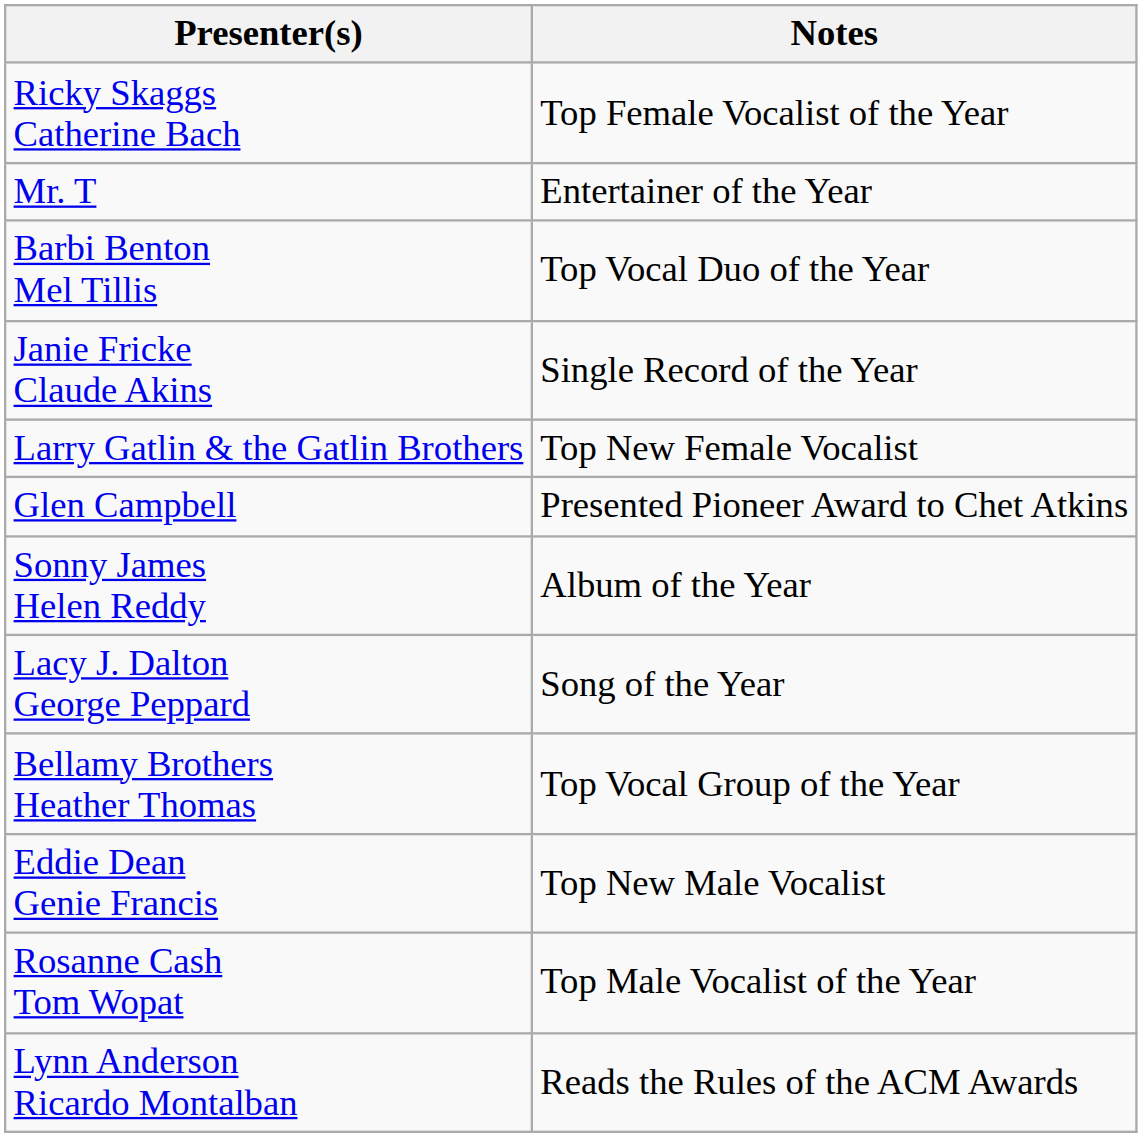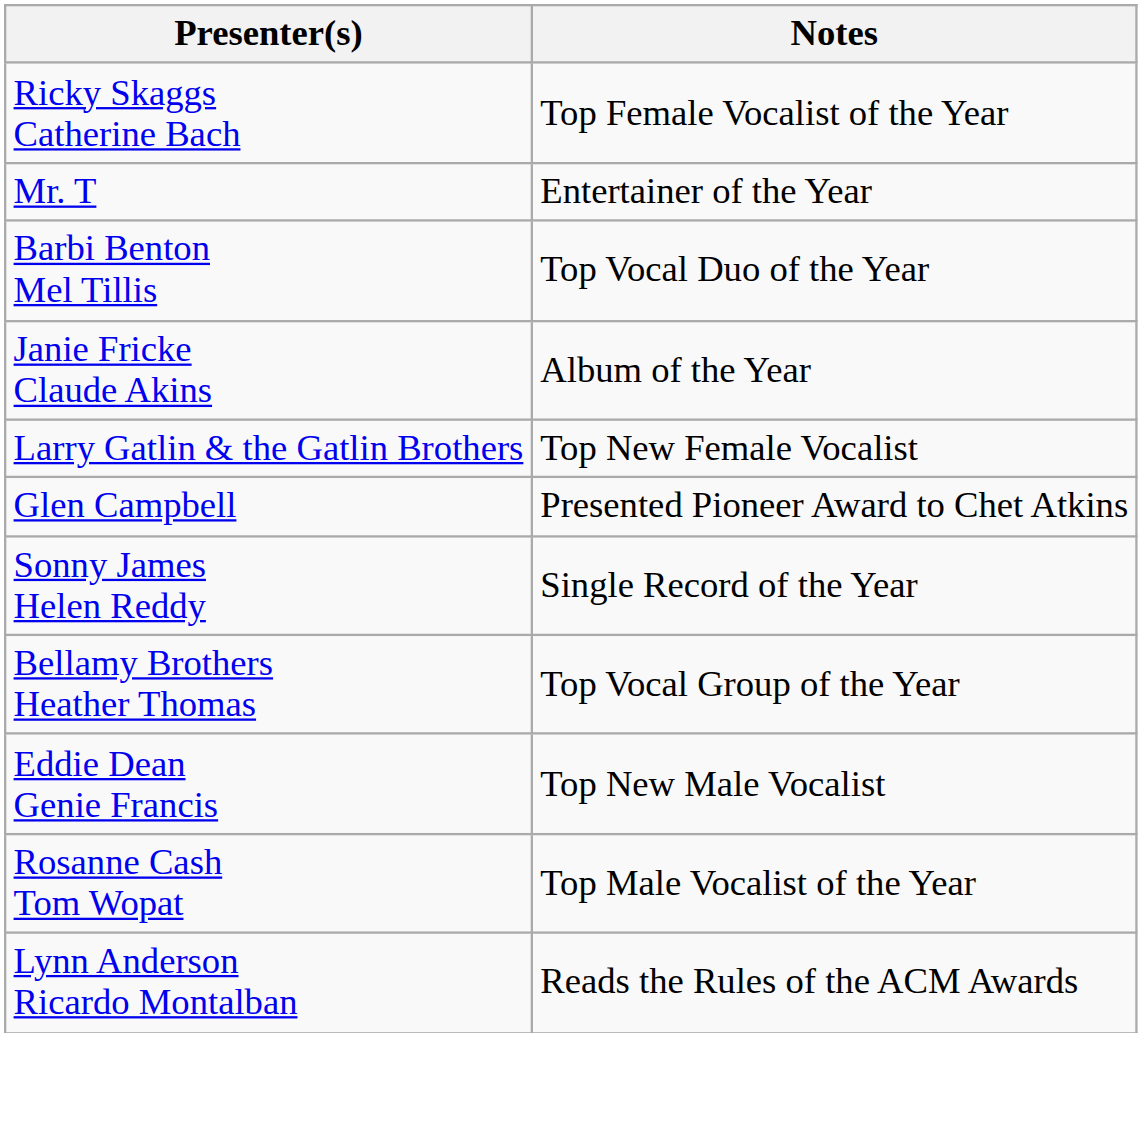(729, 369) Single Record of the Year -> (676, 369) Album of the Year
(676, 584) Album of the Year -> (729, 584) Single Record of the Year
- row: (132, 683)
